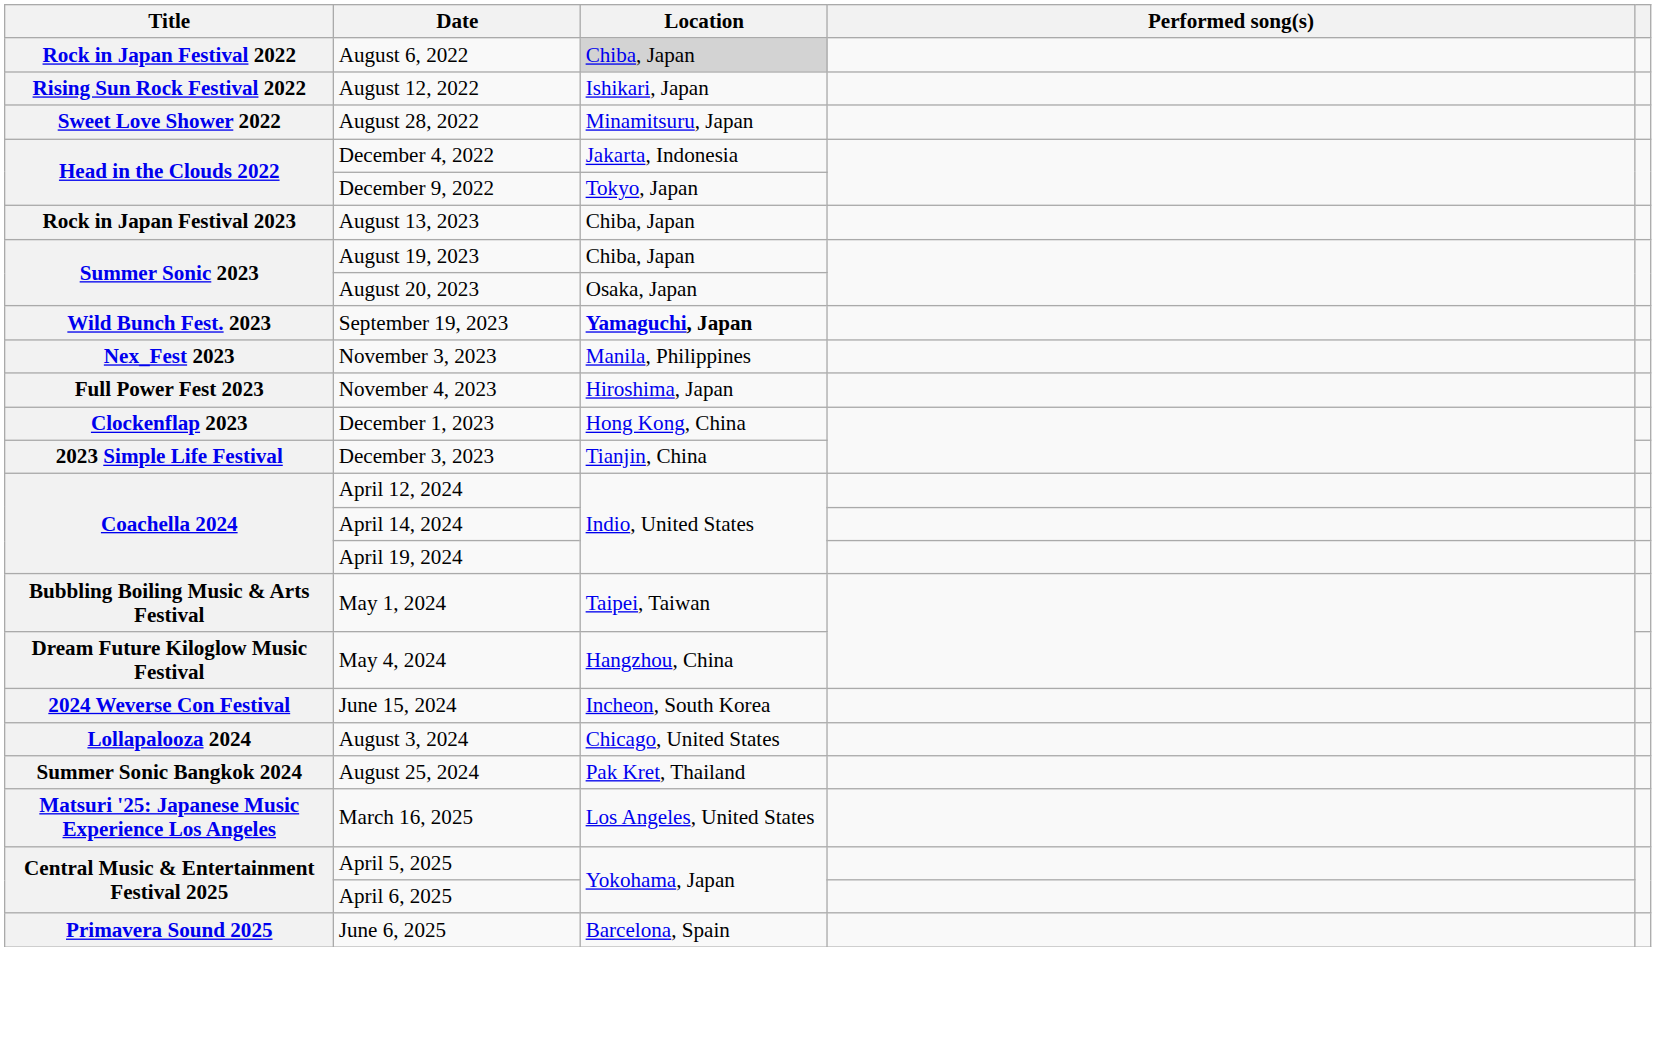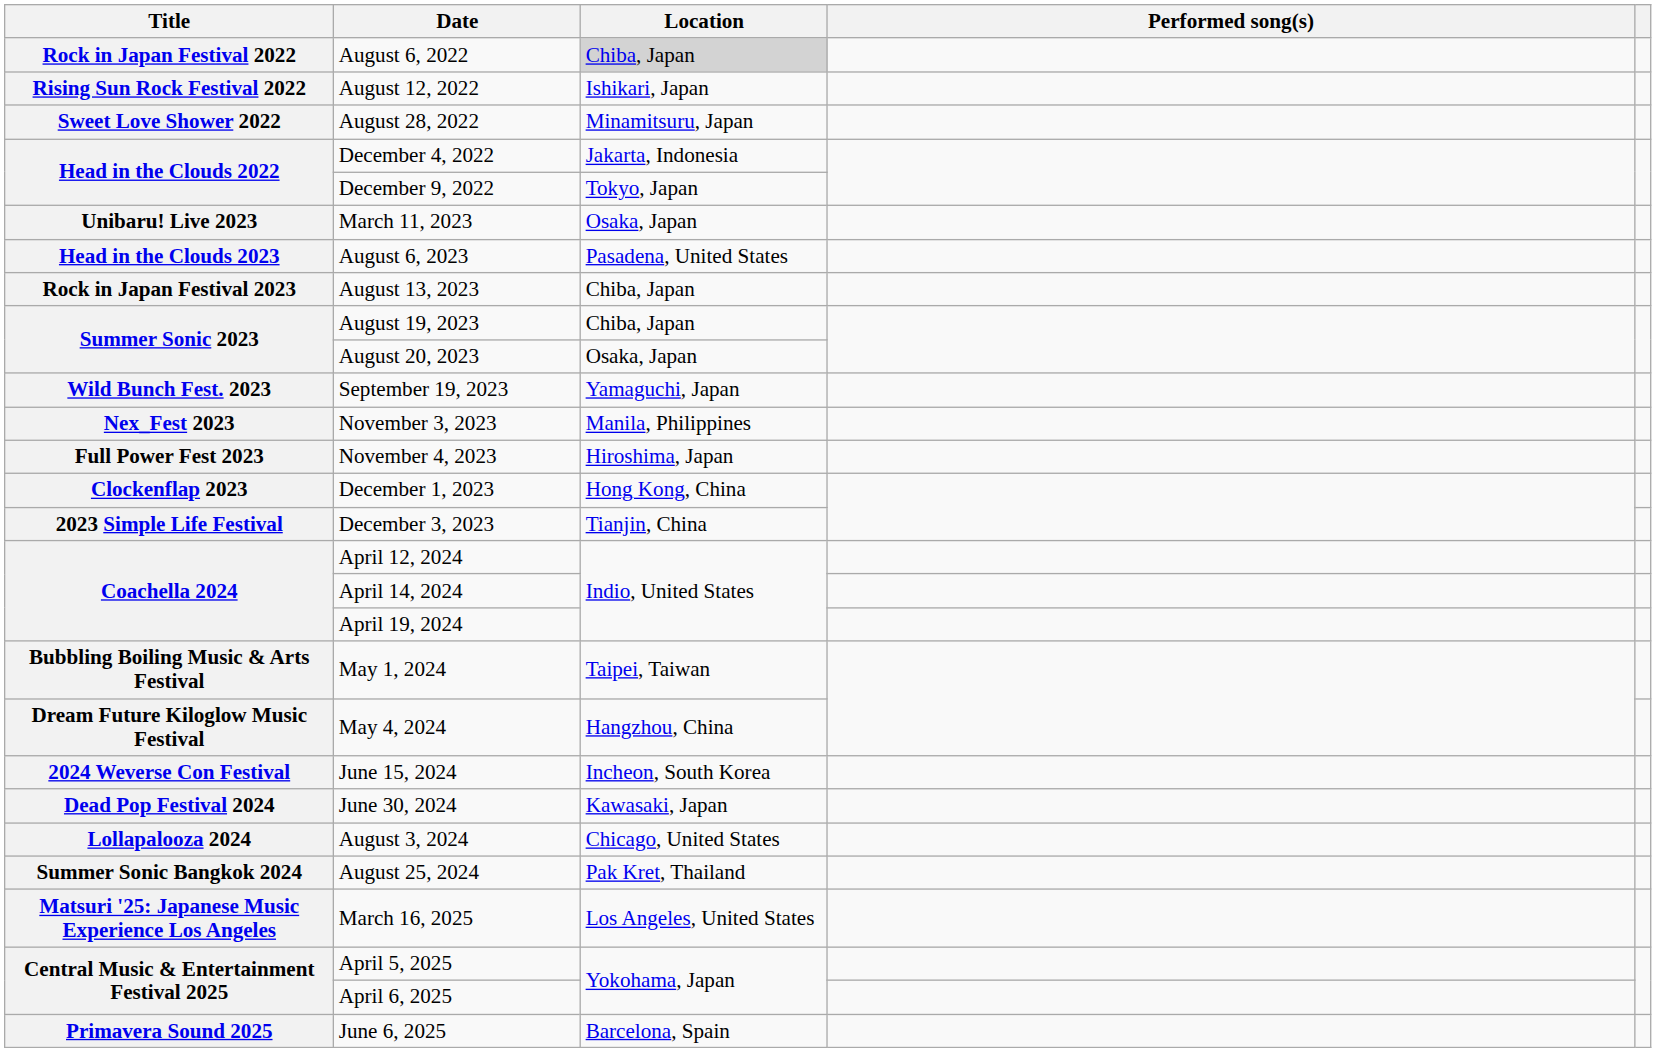+ row: (405, 222)
+ row: (404, 255)
(669, 322) bold -> (663, 389) normal
+ row: (398, 805)
